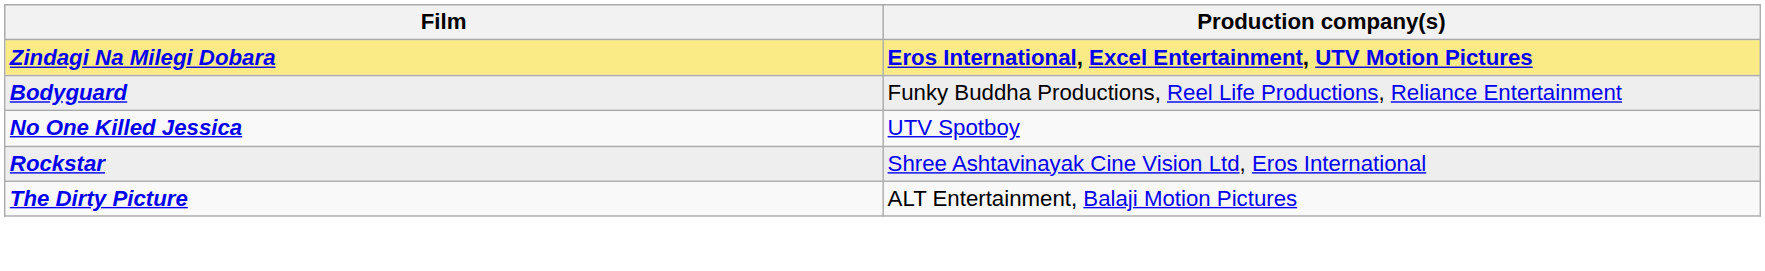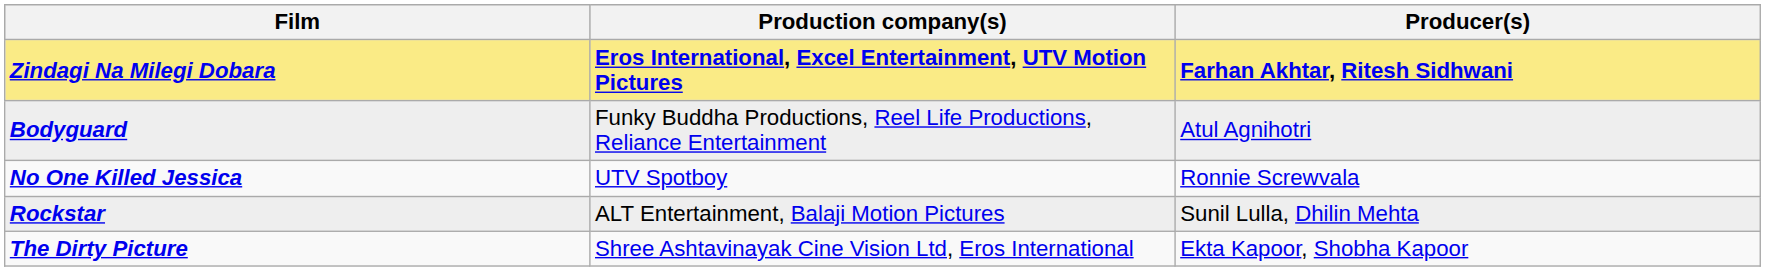+ column: (1468, 22)
(1157, 163) Shree Ashtavinayak Cine Vision Ltd, Eros International -> (800, 213) ALT Entertainment, Balaji Motion Pictures
(1092, 198) ALT Entertainment, Balaji Motion Pictures -> (864, 248) Shree Ashtavinayak Cine Vision Ltd, Eros International
